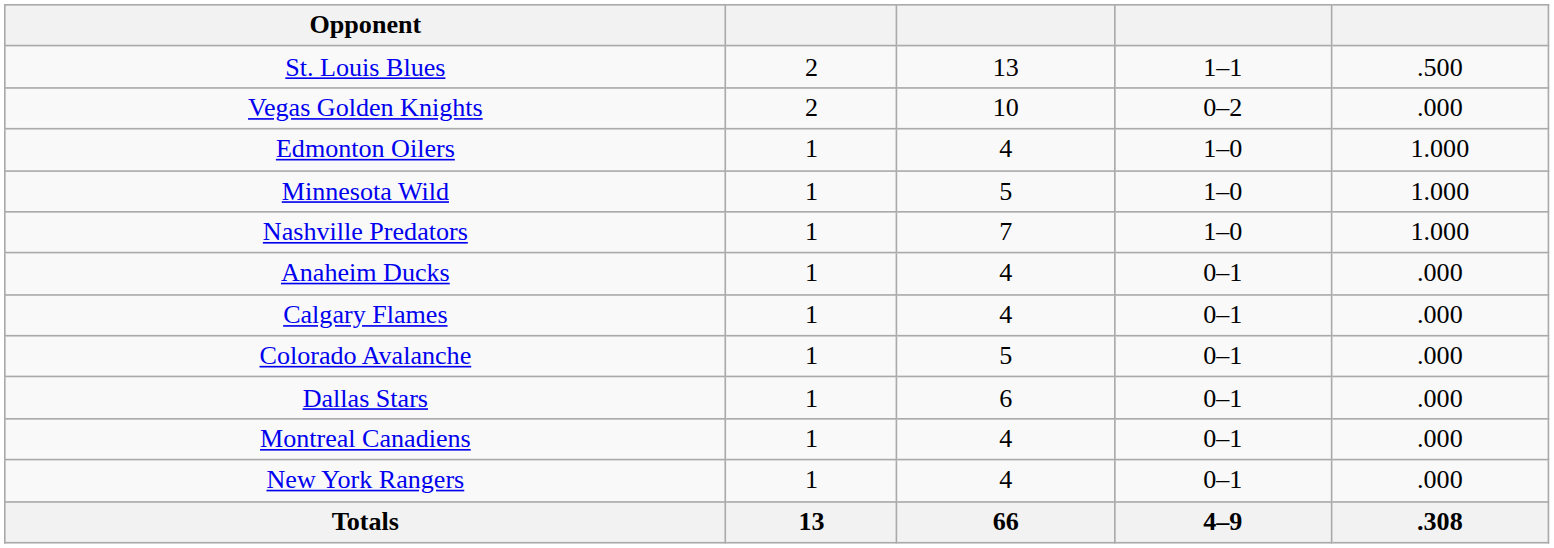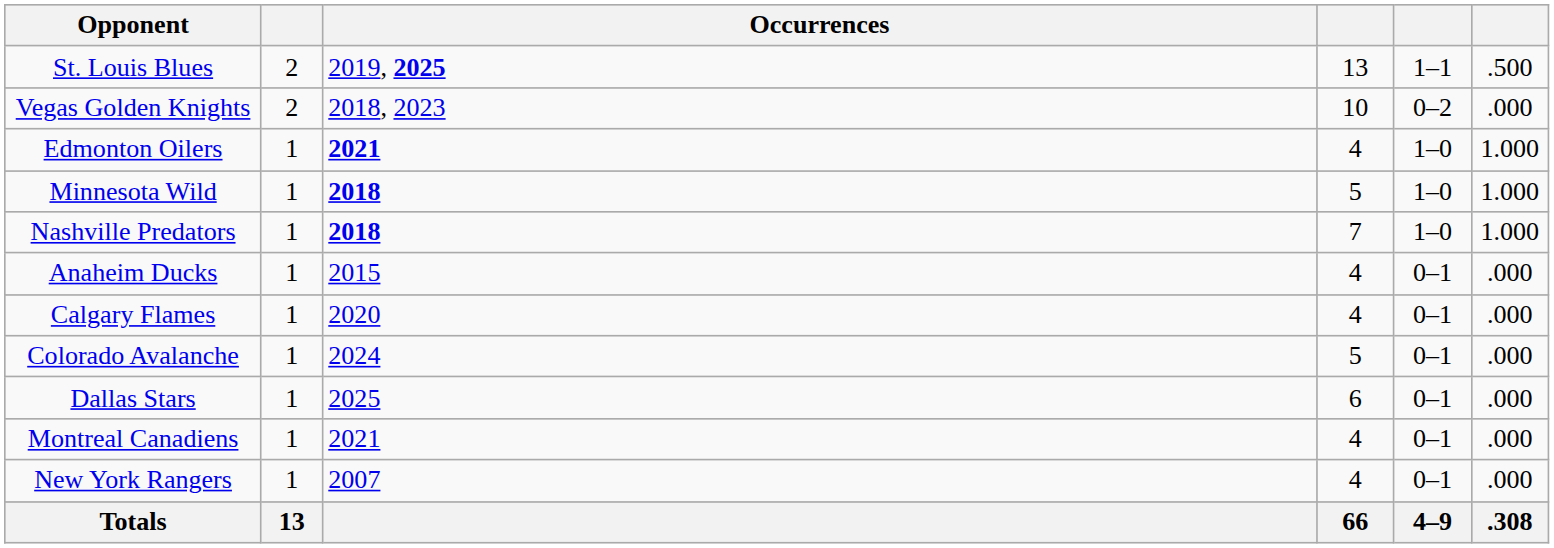+ column: (819, 25)
